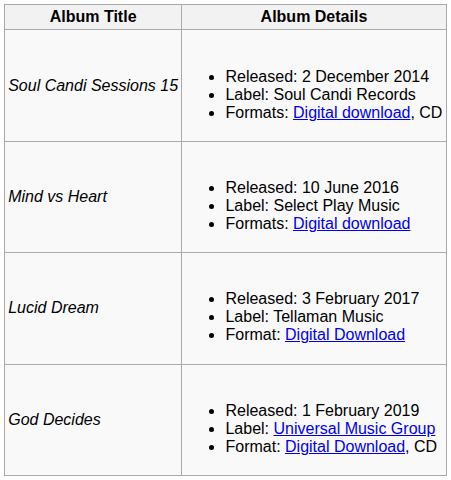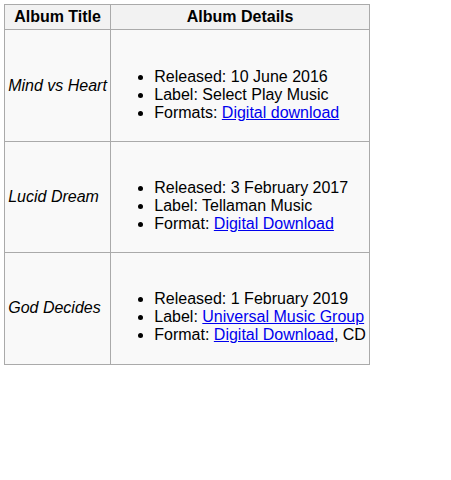- row: (93, 85)
